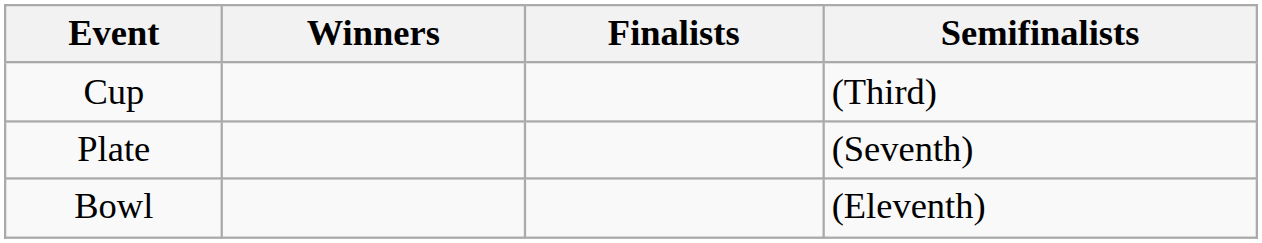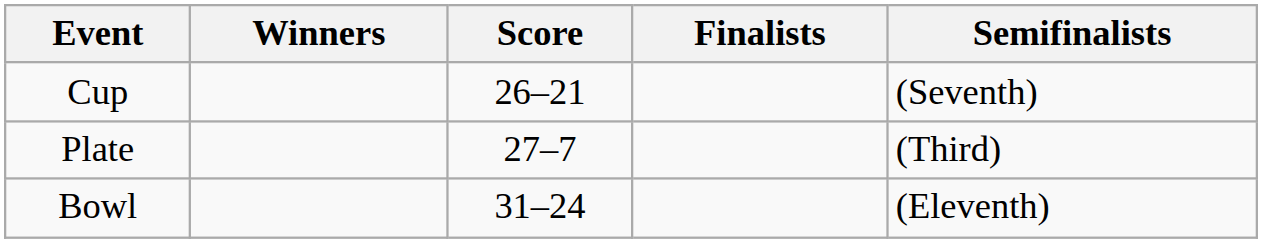+ column: (540, 33)
(884, 91) (Third) -> (967, 91) (Seventh)
(903, 149) (Seventh) -> (948, 149) (Third)
